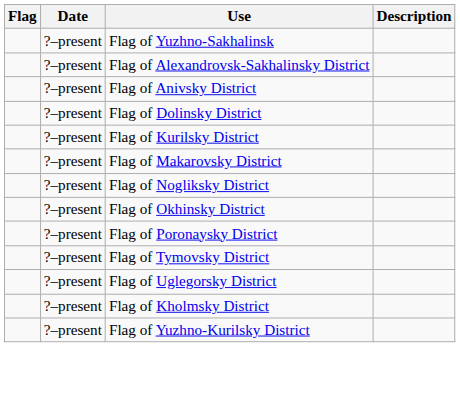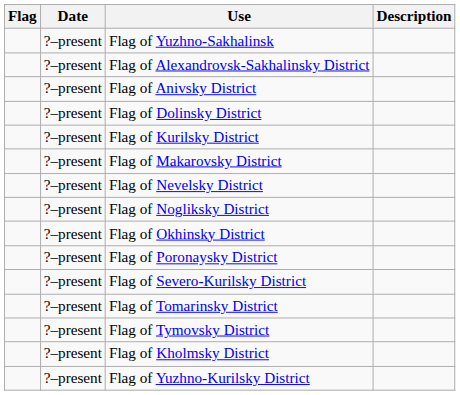+ row: (186, 185)
+ row: (208, 281)
+ row: (193, 305)
- row: (193, 281)
